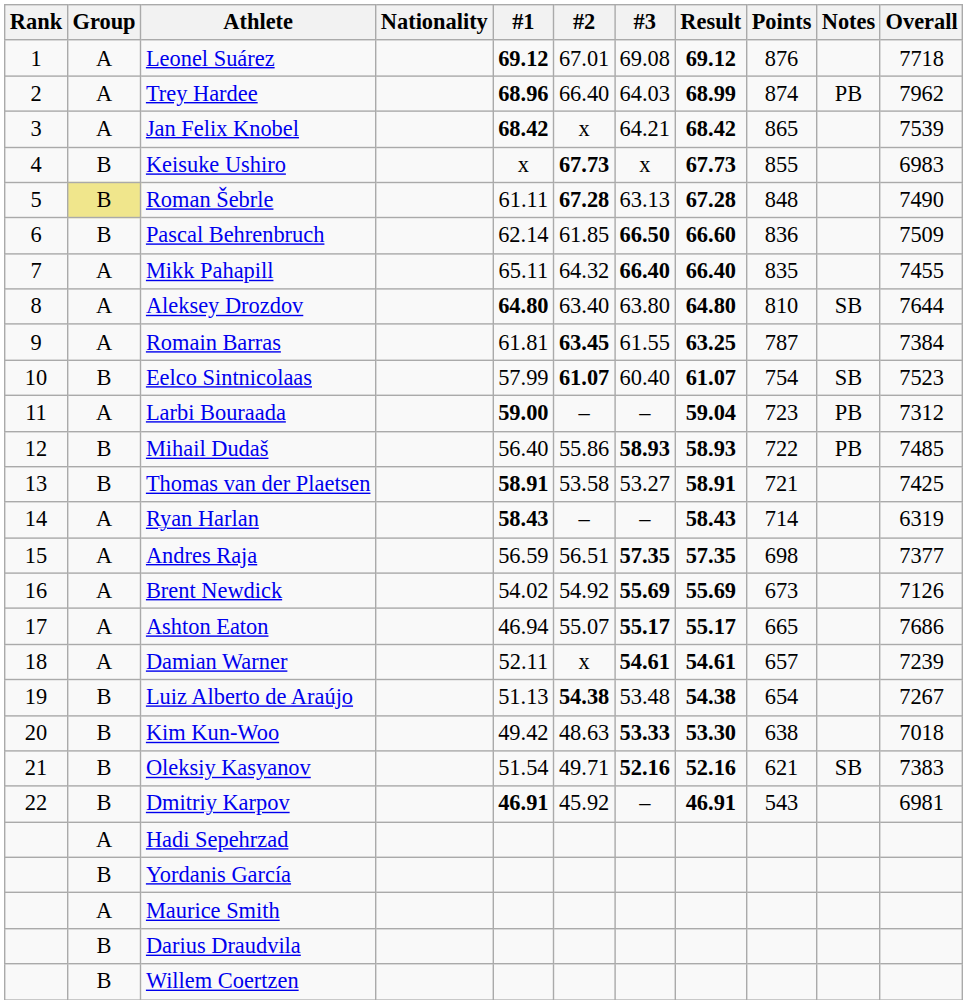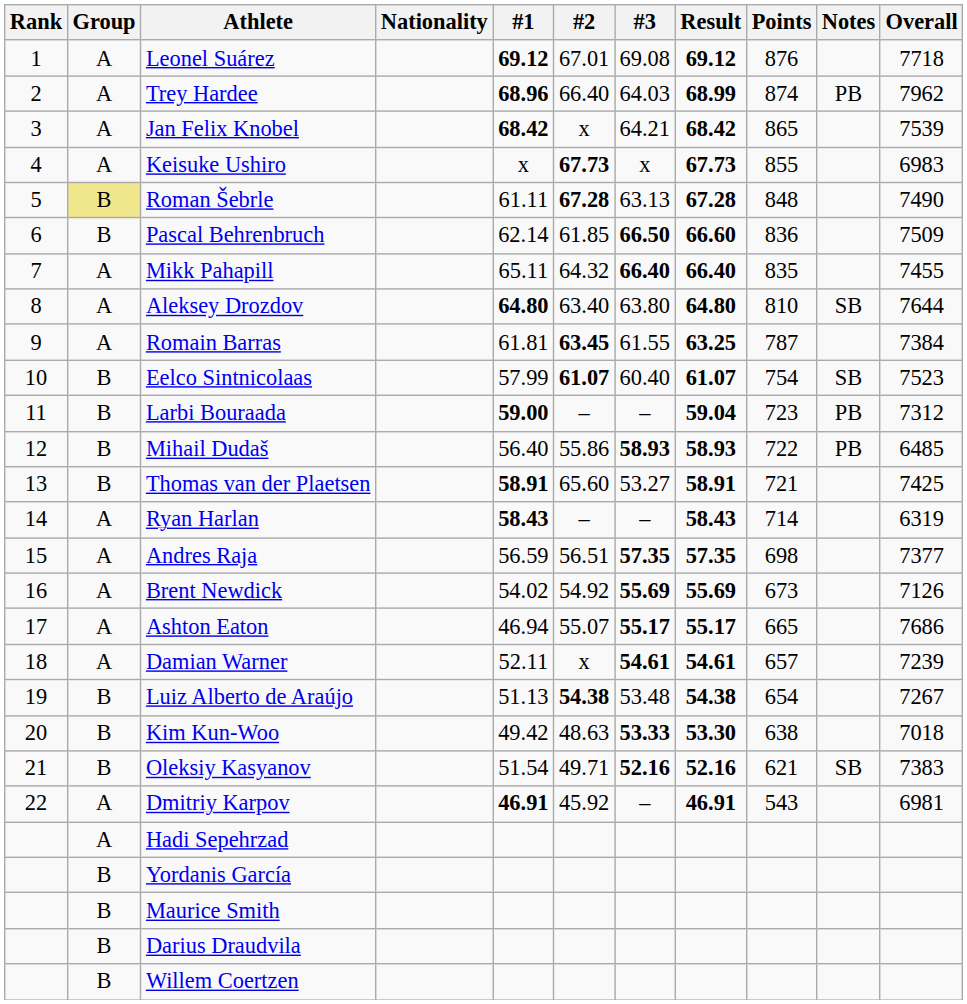(104, 164) B -> (104, 164) A
(104, 413) A -> (104, 413) B
(922, 448) 7485 -> (922, 448) 6485
(584, 484) 53.58 -> (584, 484) 65.60
(104, 803) B -> (104, 803) A
(104, 910) A -> (104, 910) B
